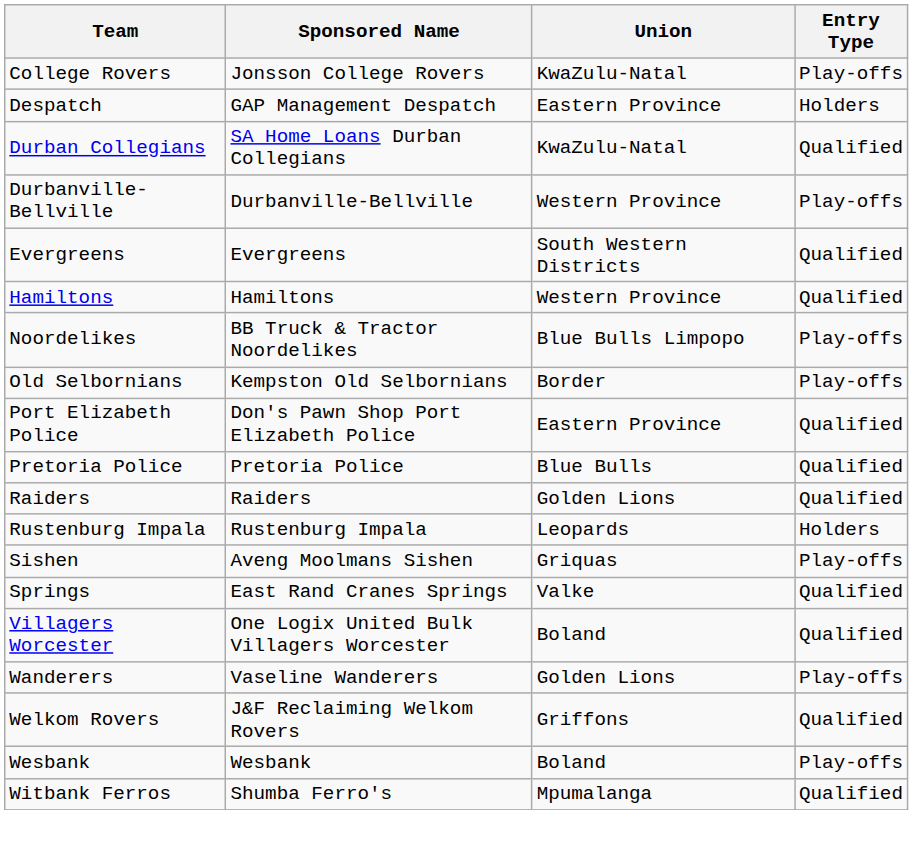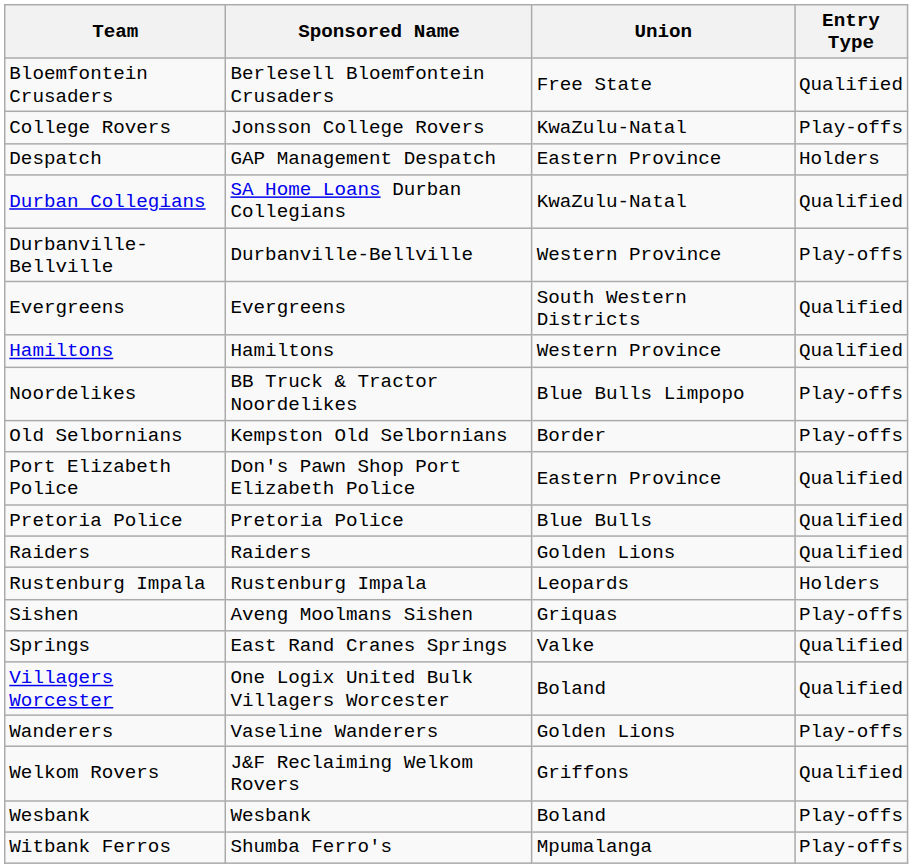+ row: (79, 85)
(851, 794) Qualified -> (851, 847) Play-offs
